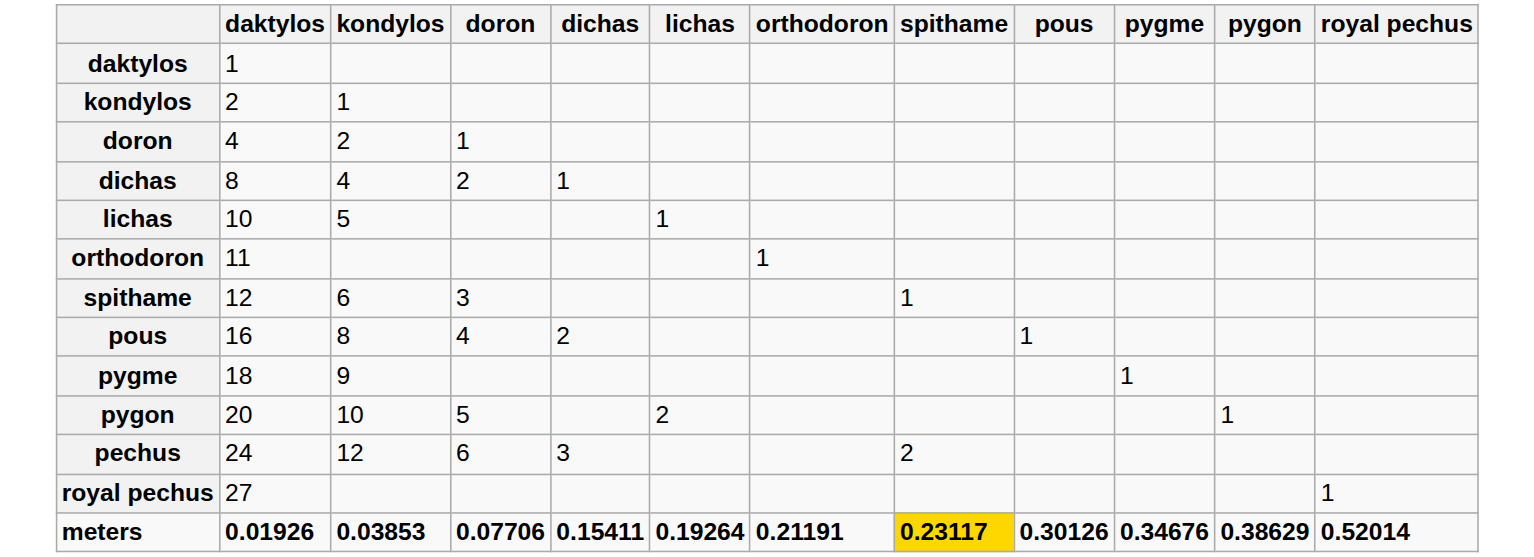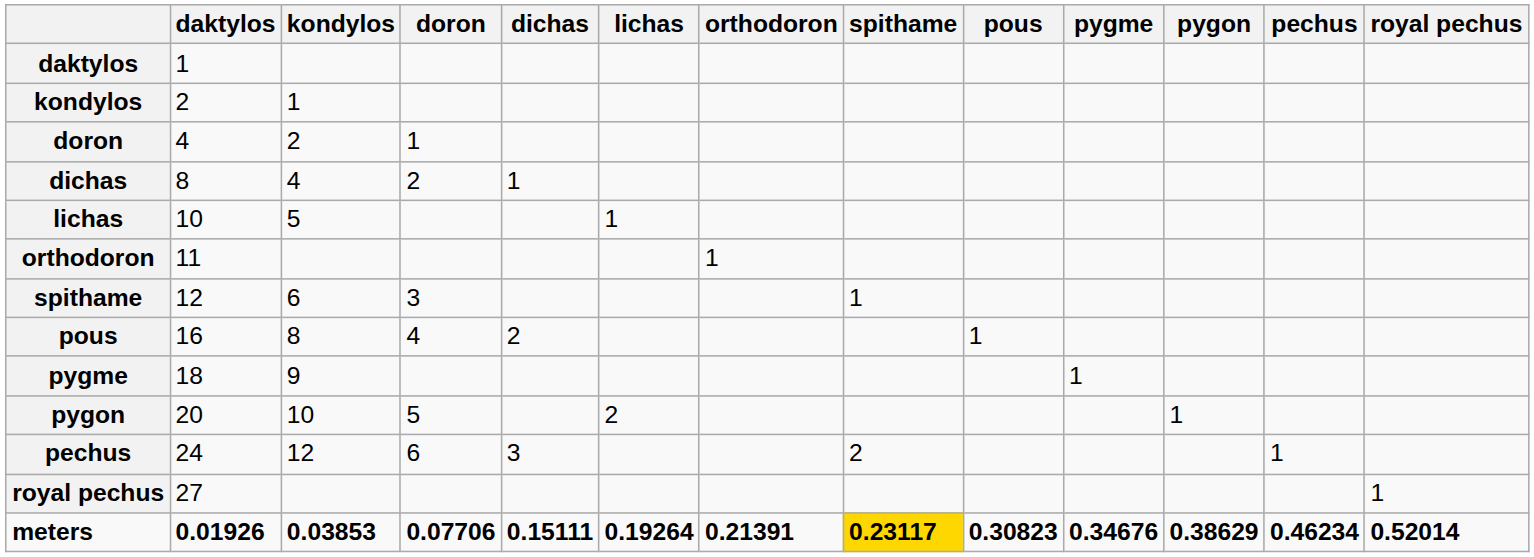+ column: (1314, 24)
(600, 532) 0.15411 -> (550, 532) 0.15111
(800, 532) 0.21191 -> (750, 532) 0.21391
(1064, 532) 0.30126 -> (1013, 532) 0.30823
